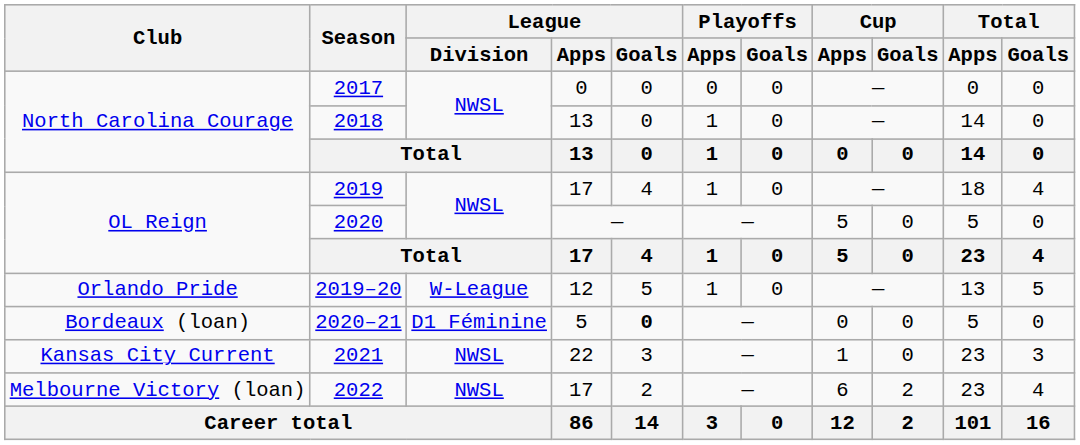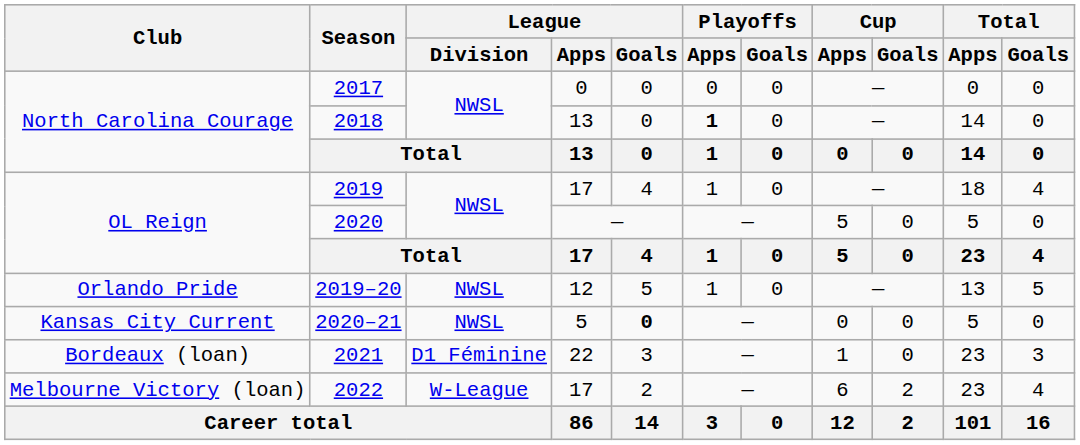(712, 122) normal -> (712, 122) bold
(479, 289) W-League -> (479, 289) NWSL
(158, 323) Bordeaux (loan) -> (158, 323) Kansas City Current
(479, 323) D1 Féminine -> (479, 323) NWSL
(158, 356) Kansas City Current -> (158, 356) Bordeaux (loan)
(479, 356) NWSL -> (479, 356) D1 Féminine
(479, 390) NWSL -> (479, 390) W-League
